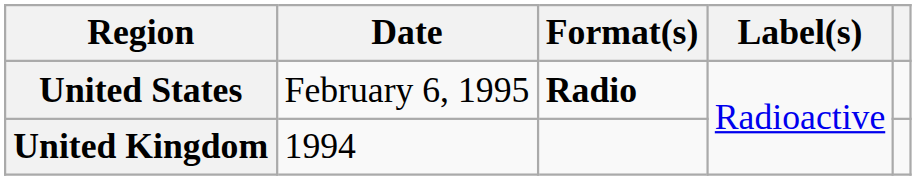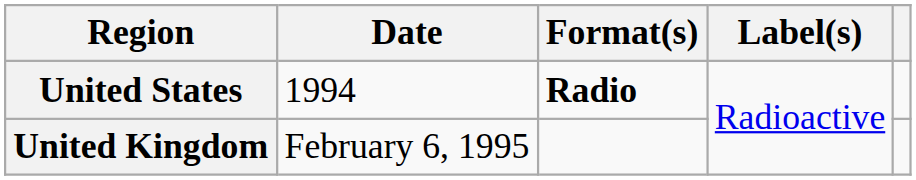(407, 89) February 6, 1995 -> (320, 89) 1994
(320, 145) 1994 -> (407, 145) February 6, 1995
